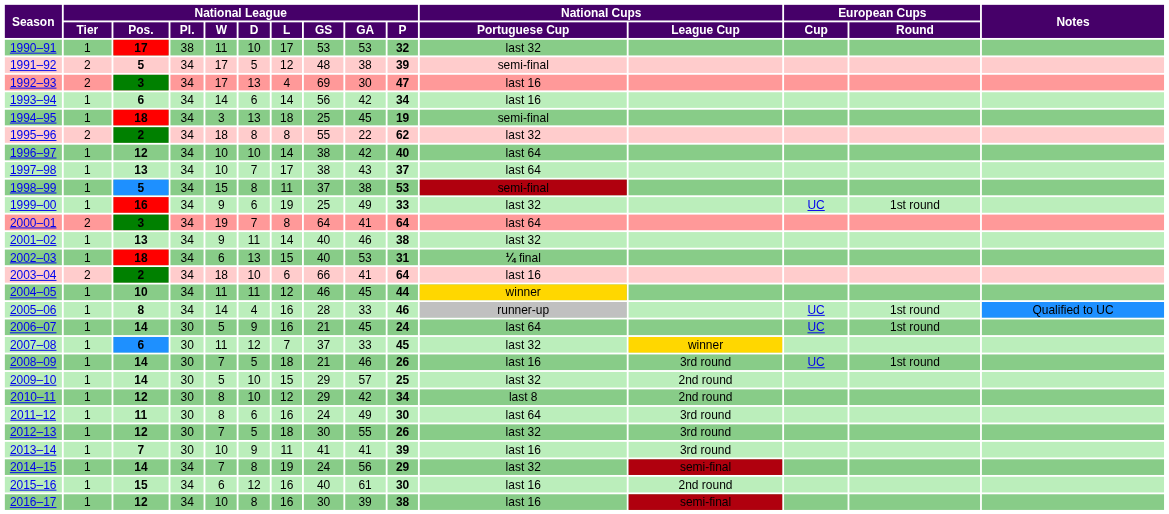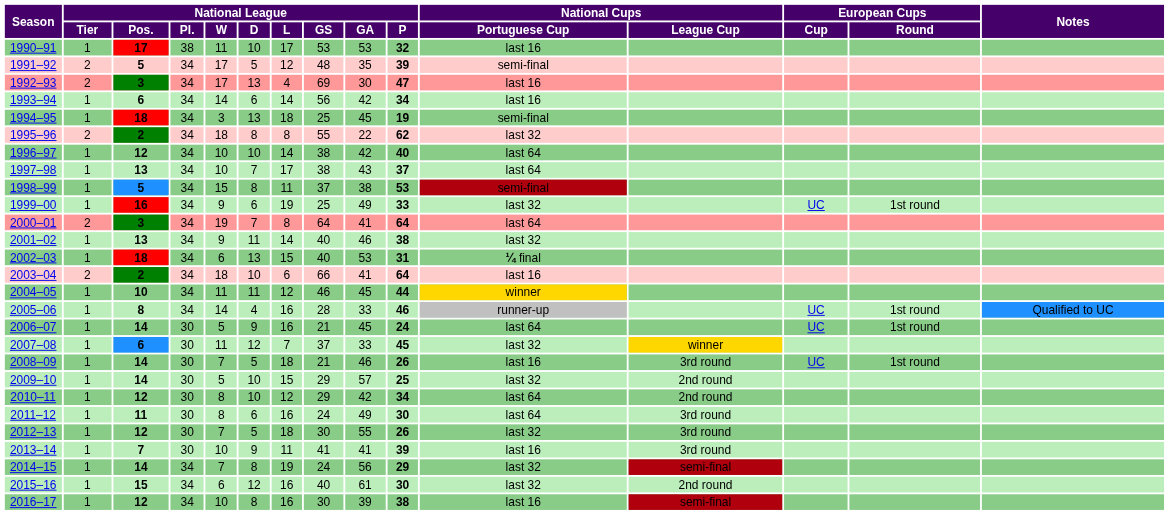(523, 48) last 32 -> (523, 48) last 16
(365, 65) 38 -> (365, 65) 35
(523, 397) last 8 -> (523, 397) last 64
(523, 485) last 16 -> (523, 485) last 32
